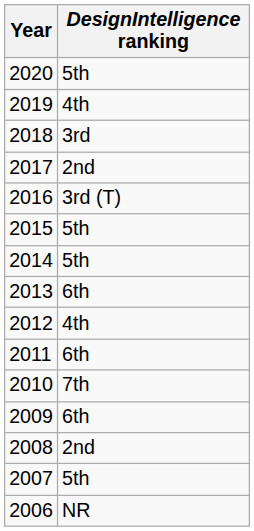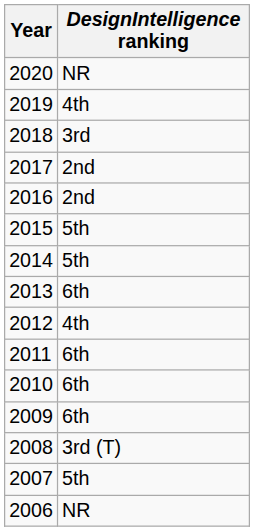(76, 73) 5th -> (76, 73) NR
(92, 198) 3rd (T) -> (78, 198) 2nd
(76, 385) 7th -> (76, 385) 6th
(78, 447) 2nd -> (92, 447) 3rd (T)
